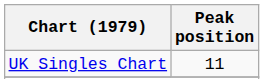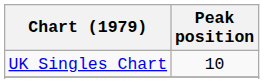(215, 64) 11 -> (215, 64) 10
